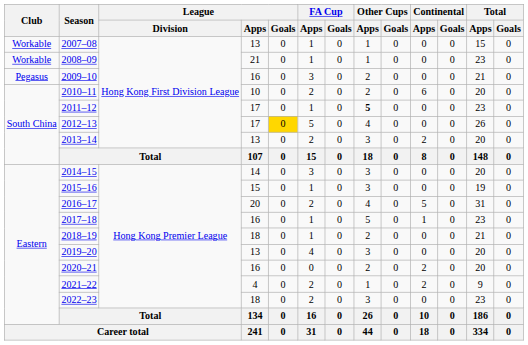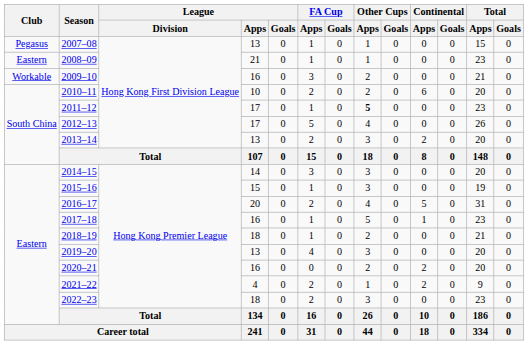(32, 44) Workable -> (32, 44) Pegasus
(32, 60) Workable -> (32, 60) Eastern
(32, 76) Pegasus -> (32, 76) Workable
(283, 124) gold background -> (283, 124) no background
